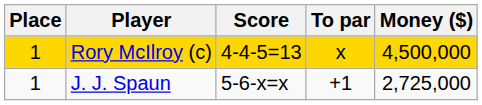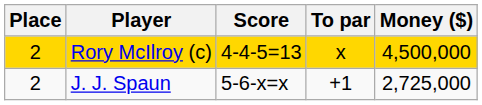(35, 52) 1 -> (35, 52) 2
(35, 83) 1 -> (35, 83) 2
